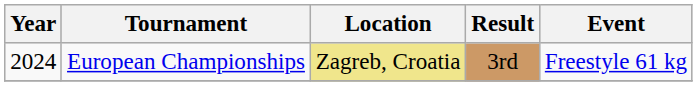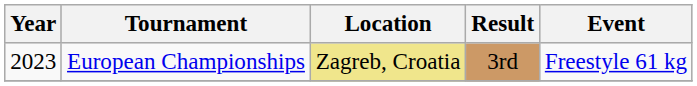(33, 61) 2024 -> (33, 61) 2023
